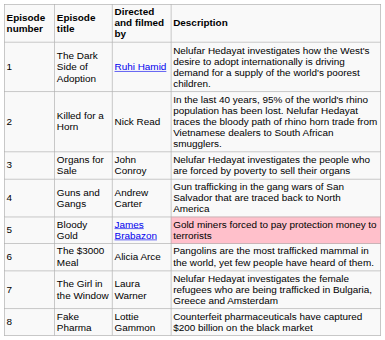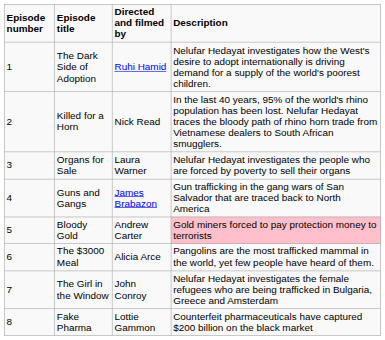(131, 165) John Conroy -> (131, 165) Laura Warner
(131, 198) Andrew Carter -> (136, 198) James Brabazon
(136, 230) James Brabazon -> (131, 230) Andrew Carter
(131, 289) Laura Warner -> (131, 289) John Conroy
